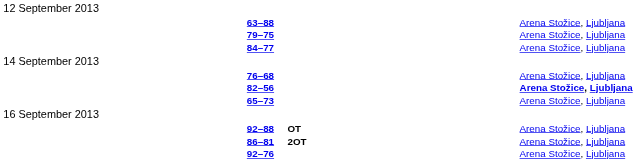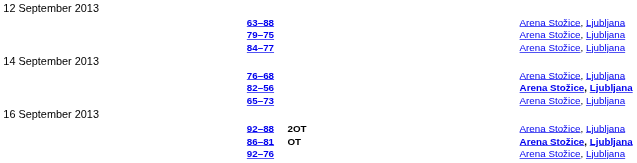(294, 128) OT -> (297, 128) 2OT
(297, 141) 2OT -> (294, 141) OT
(572, 141) normal -> (576, 141) bold
